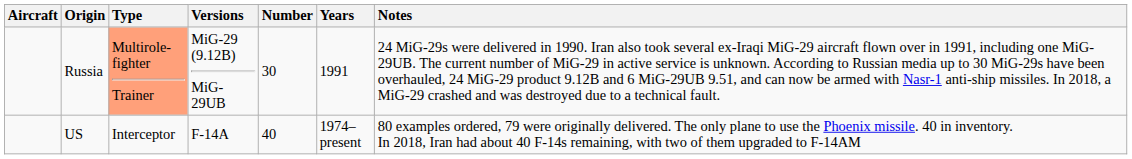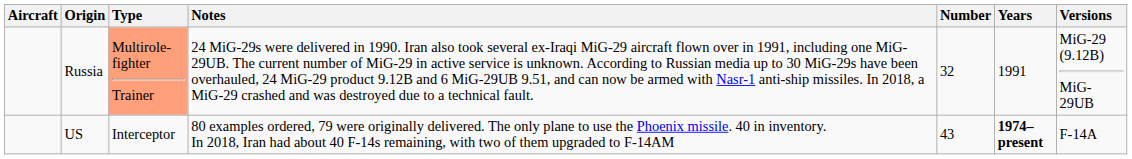columns swapped: (217, 15) <-> (395, 15)
(269, 71) 30 -> (947, 71) 32
(269, 134) 40 -> (947, 134) 43
(340, 134) normal -> (1020, 134) bold
